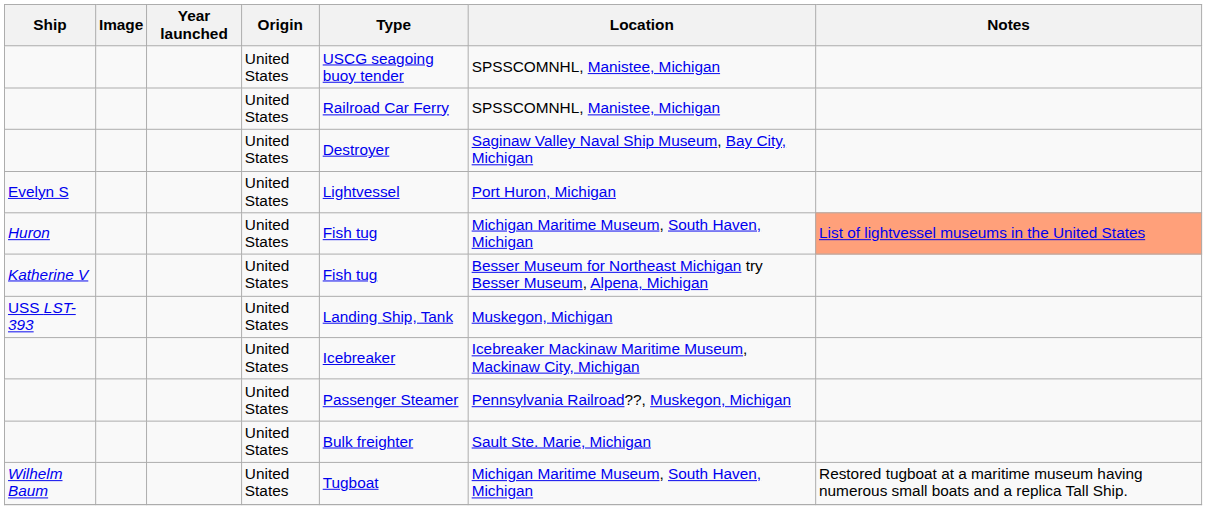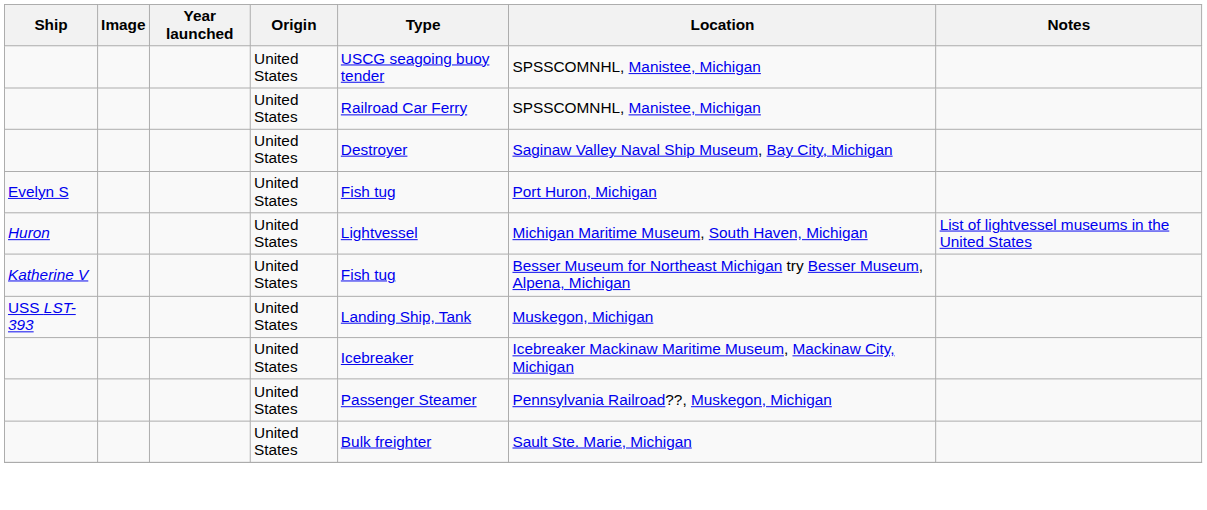(361, 191) Lightvessel -> (368, 191) Fish tug
(350, 233) Fish tug -> (379, 233) Lightvessel
(982, 233) lightsalmon background -> (1054, 233) no background
- row: (35, 483)
